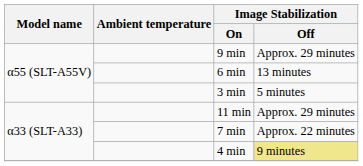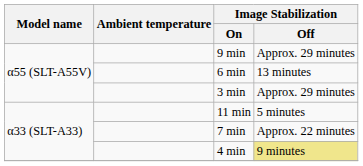(281, 92) 5 minutes -> (306, 92) Approx. 29 minutes
(306, 111) Approx. 29 minutes -> (281, 111) 5 minutes
